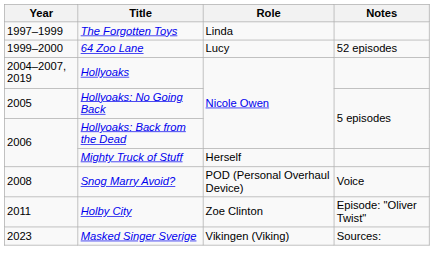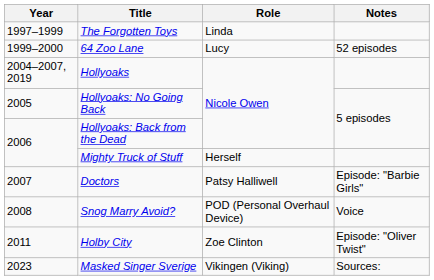+ row: (100, 181)
